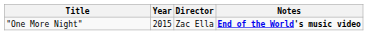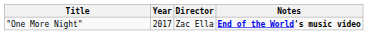(162, 24) 2015 -> (162, 24) 2017
